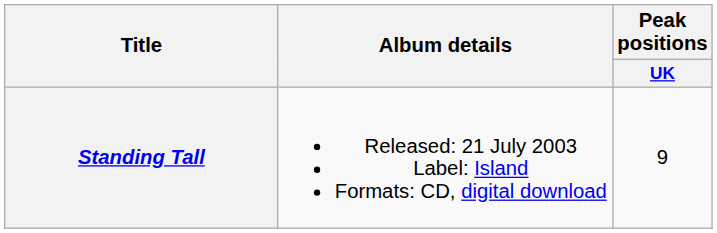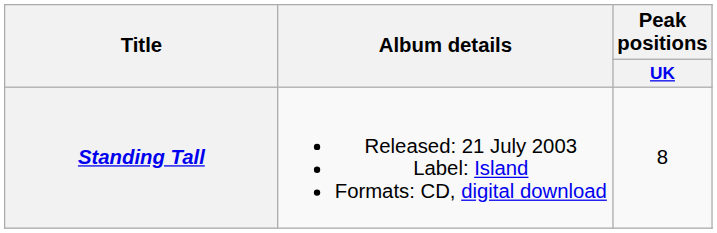(662, 157) 9 -> (662, 157) 8
